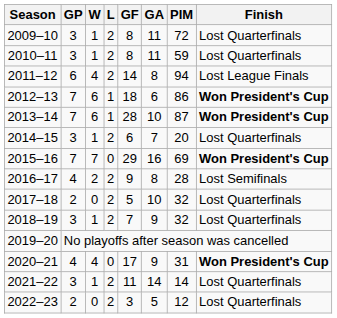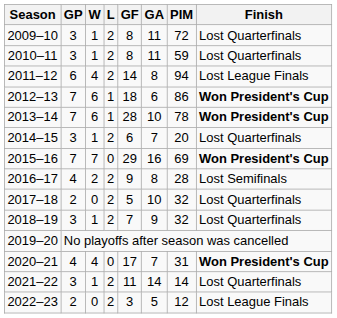(182, 117) 87 -> (182, 117) 78
(154, 261) 9 -> (154, 261) 7
(250, 302) Lost Quarterfinals -> (254, 302) Lost League Finals
